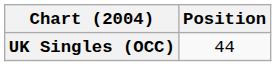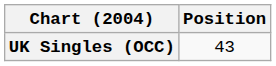(225, 47) 44 -> (225, 47) 43
